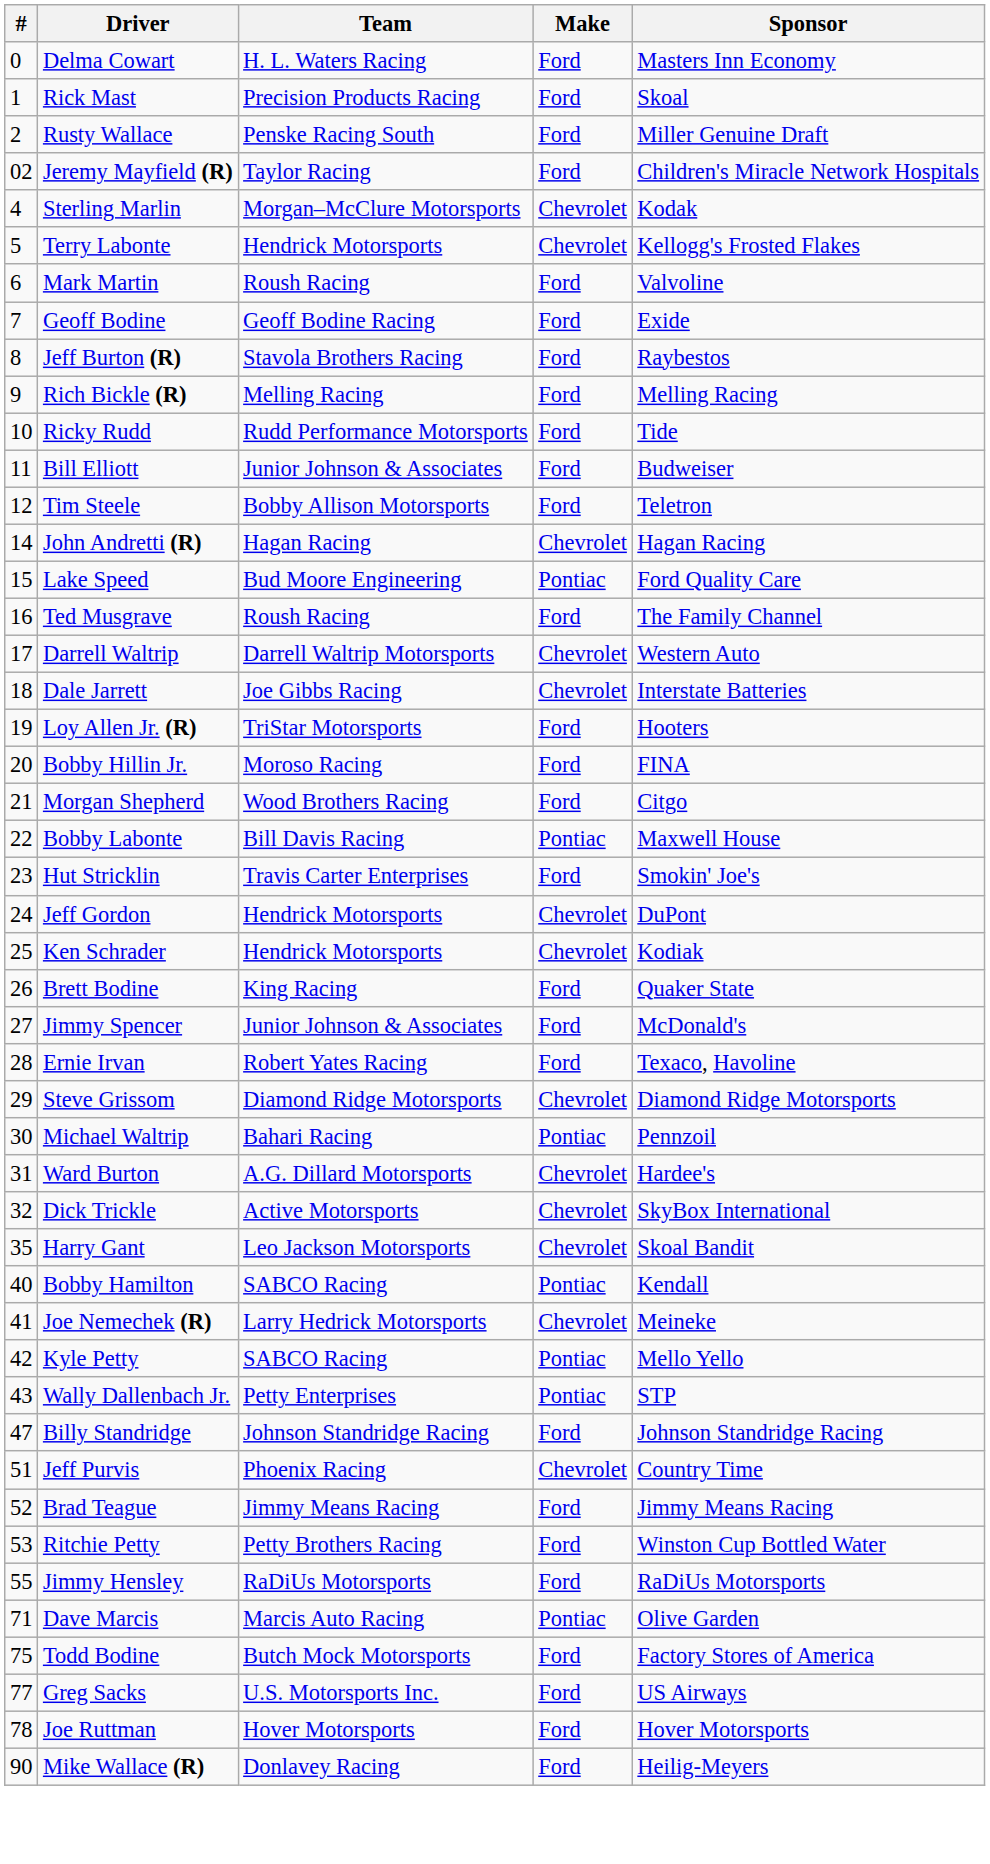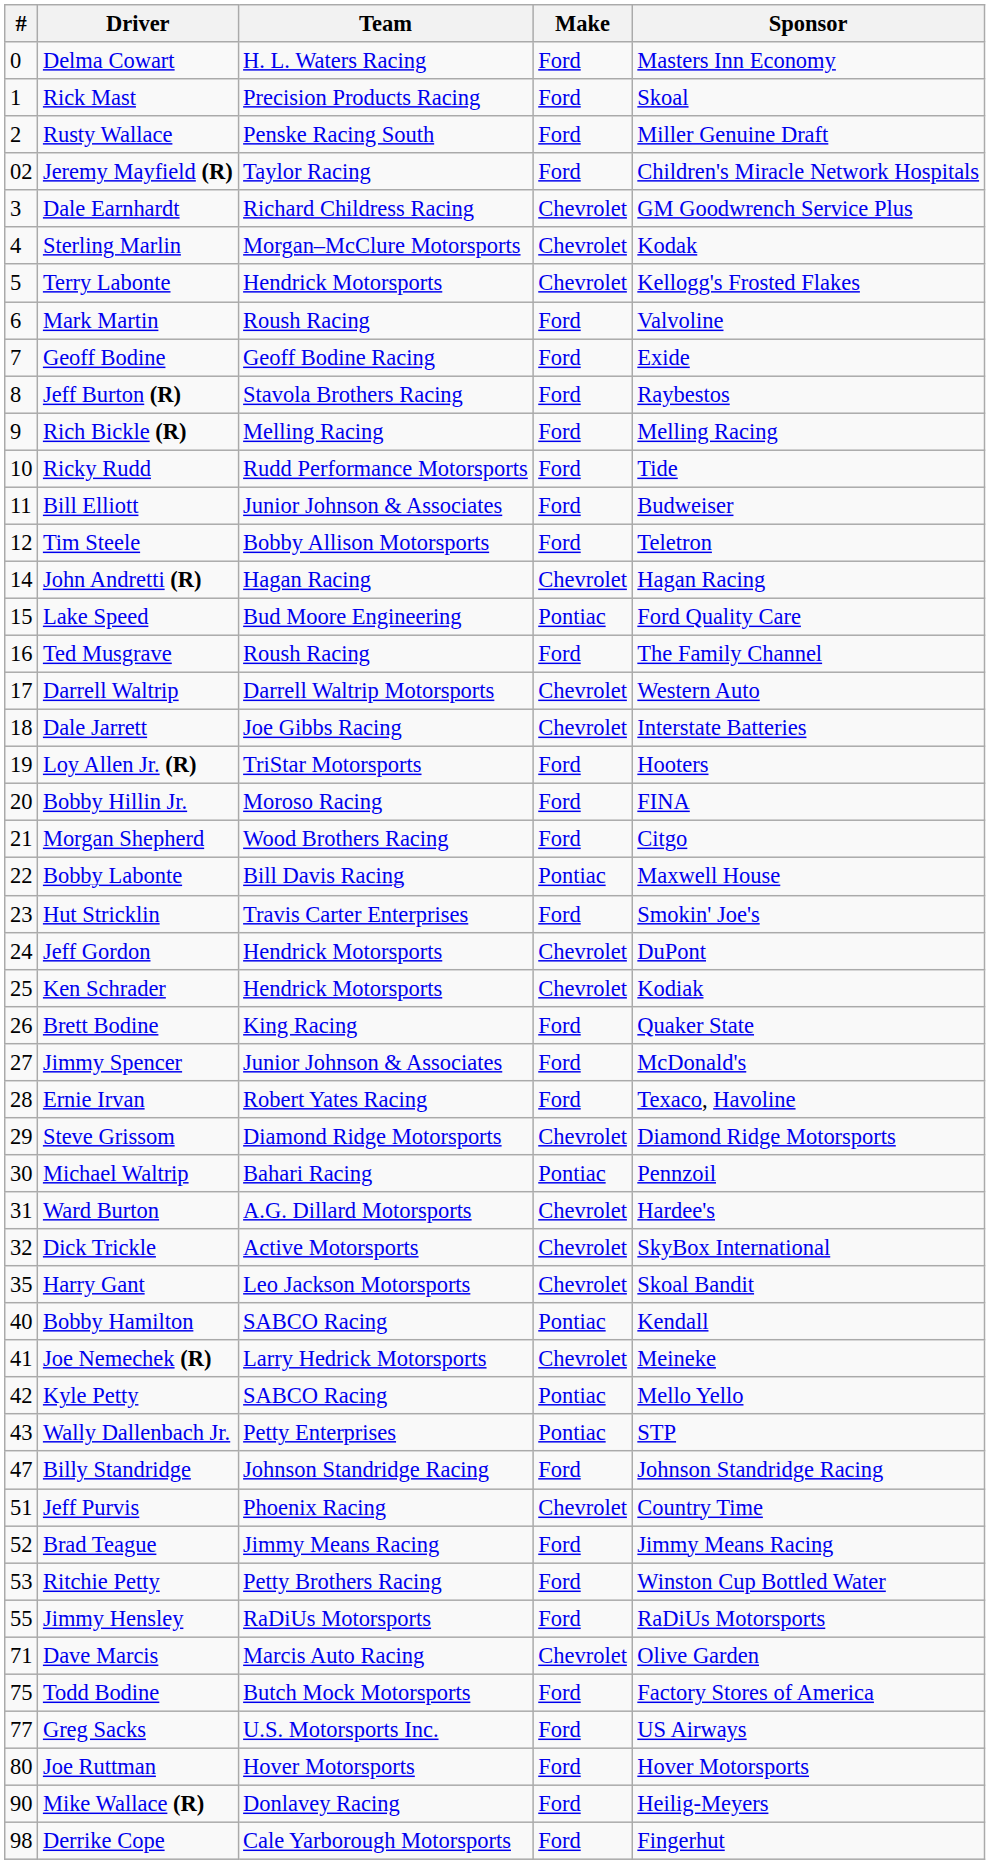+ row: (111, 208)
(572, 1618) Pontiac -> (583, 1655) Chevrolet
(21, 1729) 78 -> (21, 1766) 80
+ row: (104, 1840)
